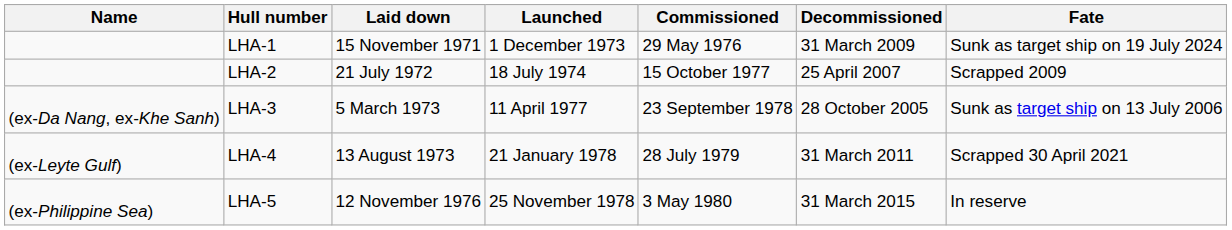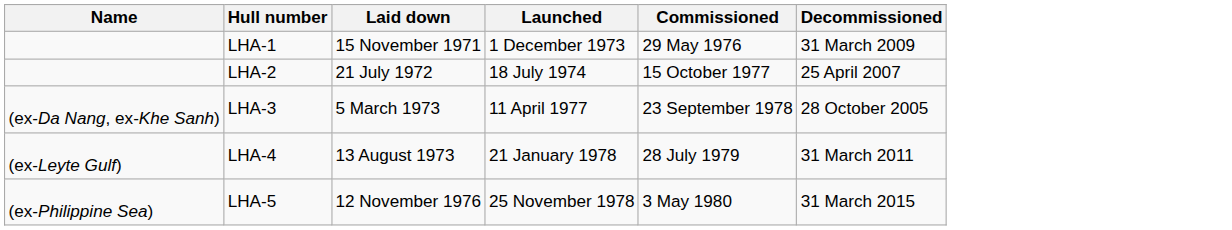- column: (1086, 18)
